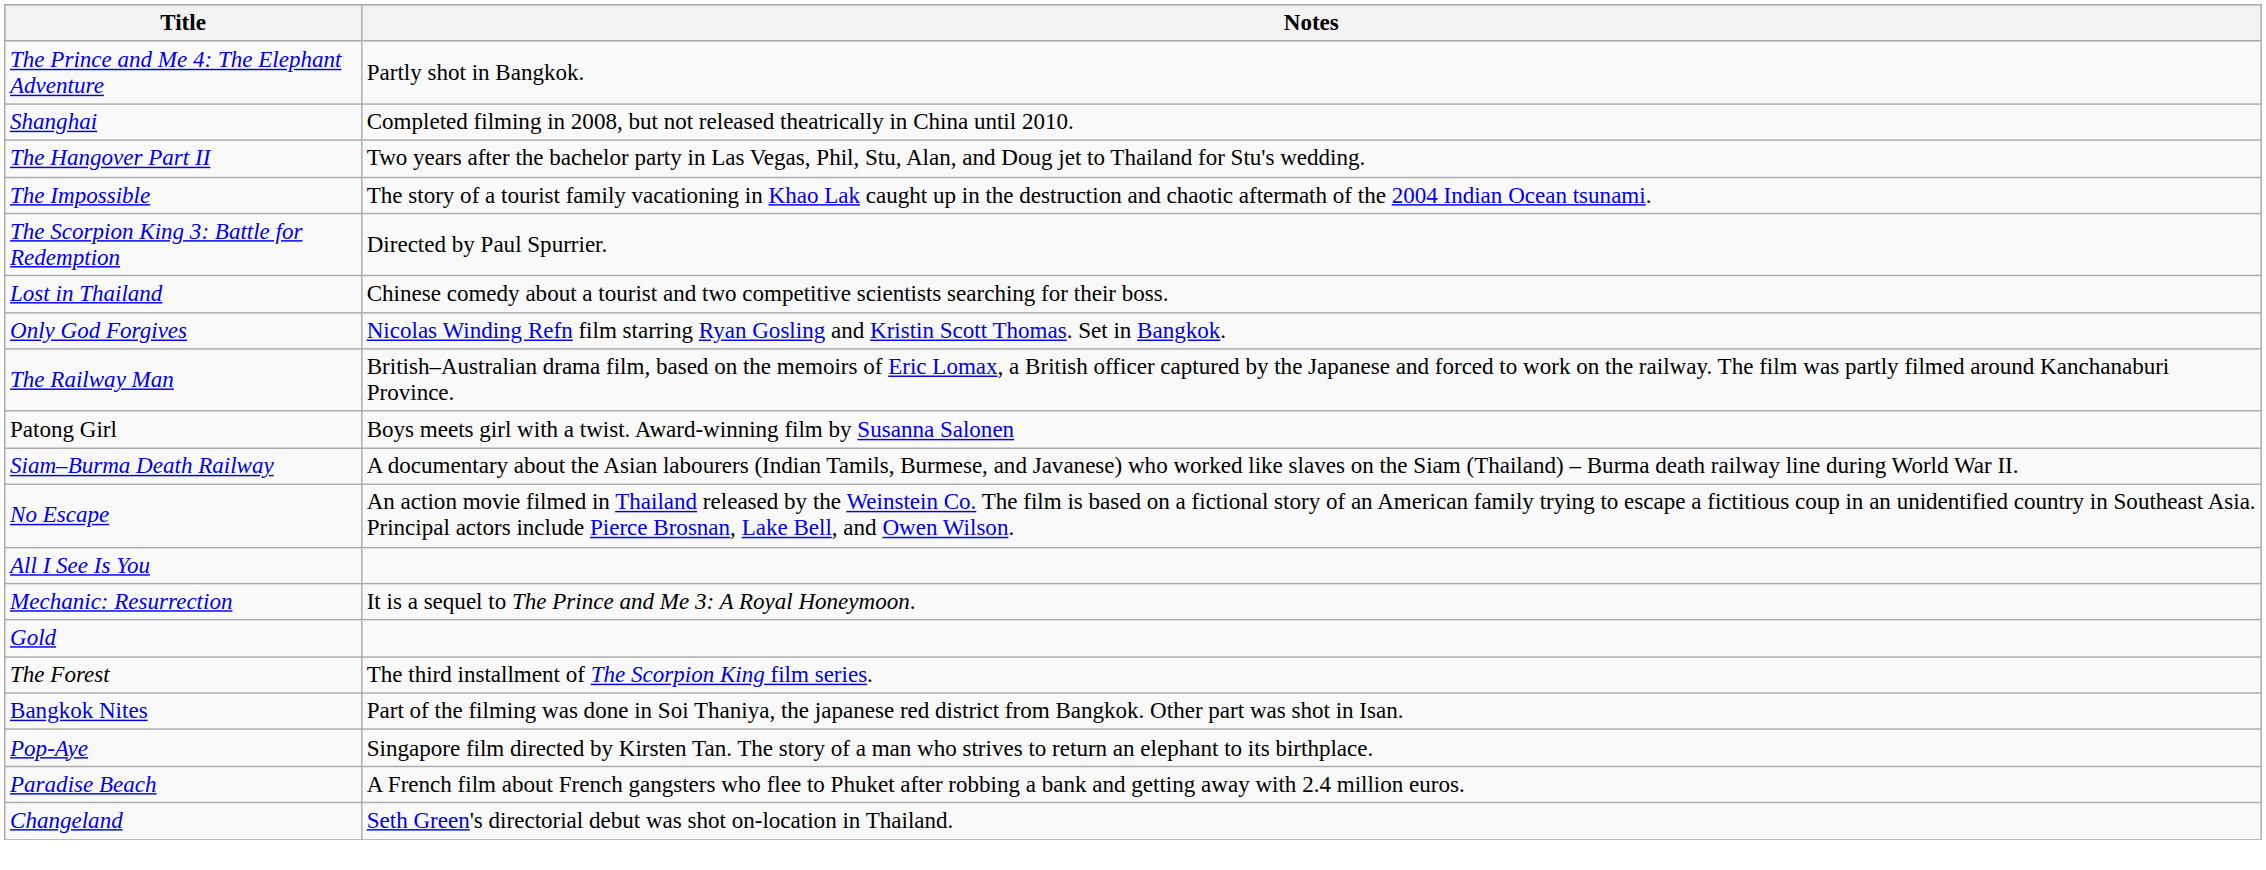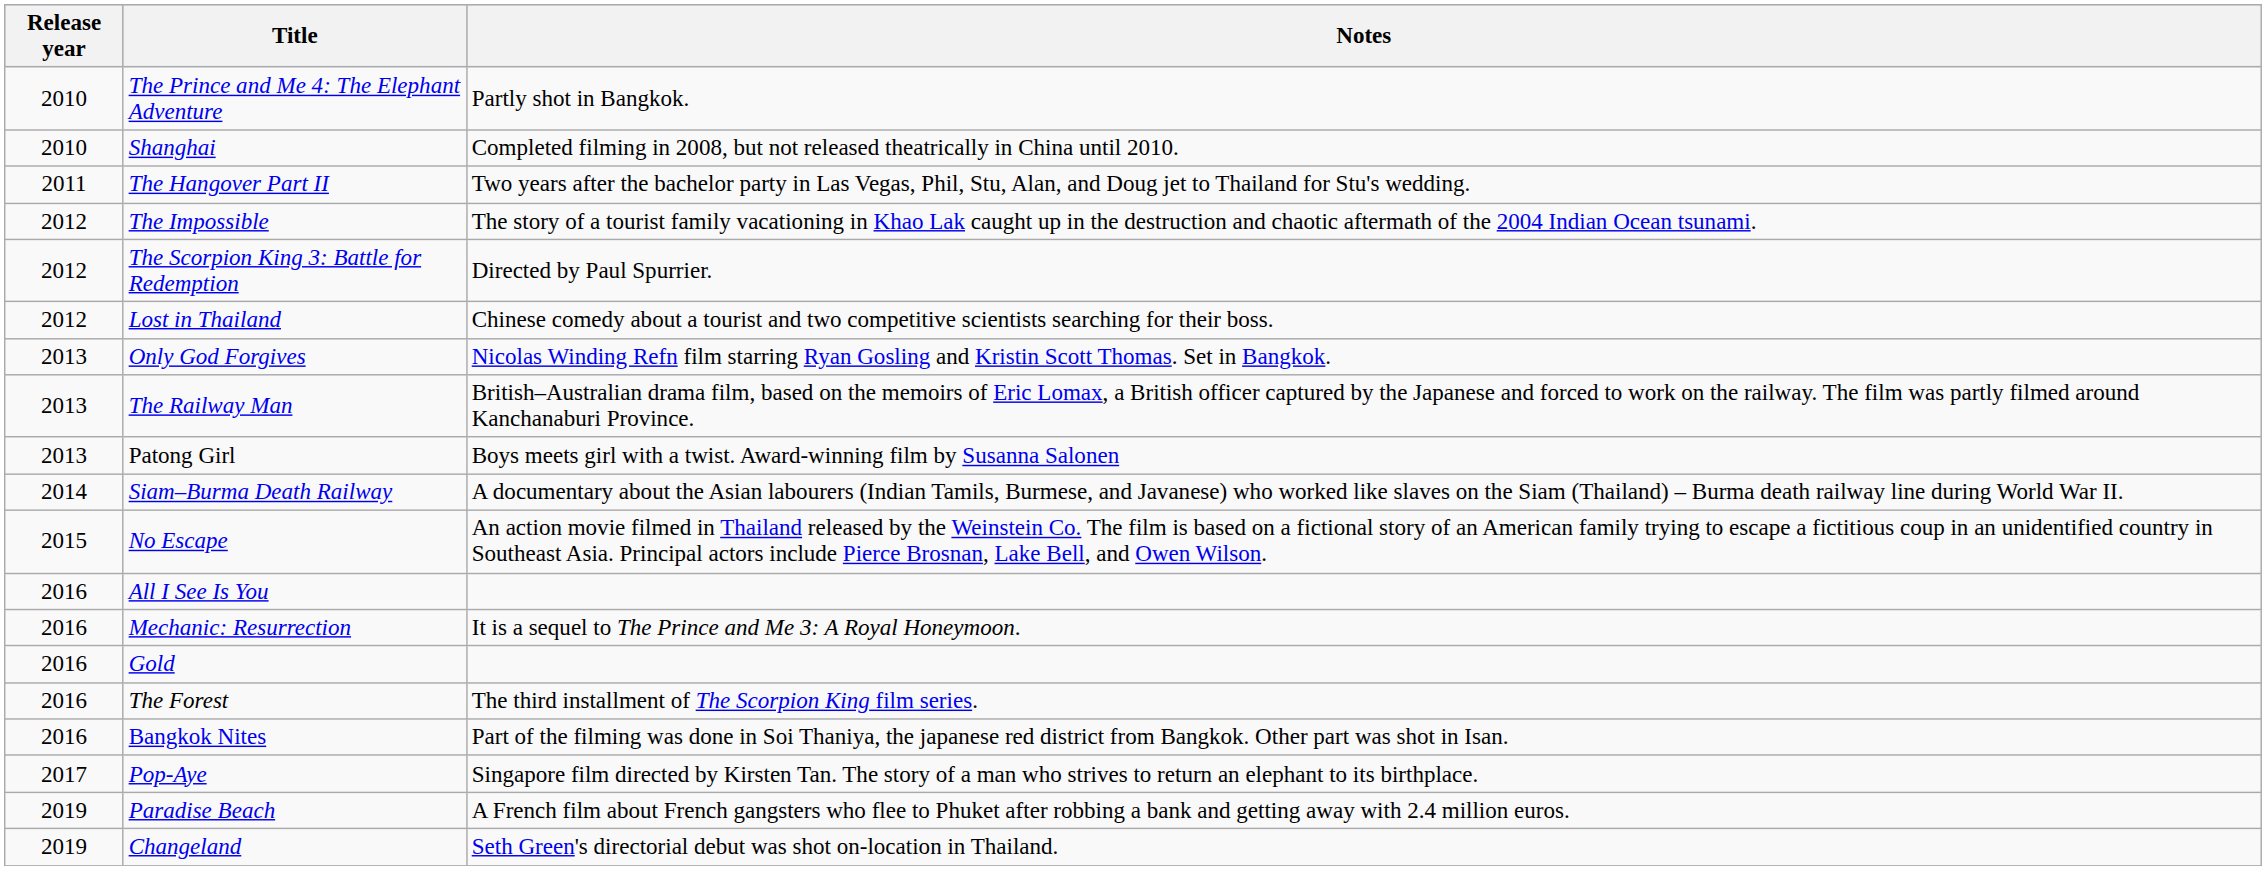+ column: (64, 35)
